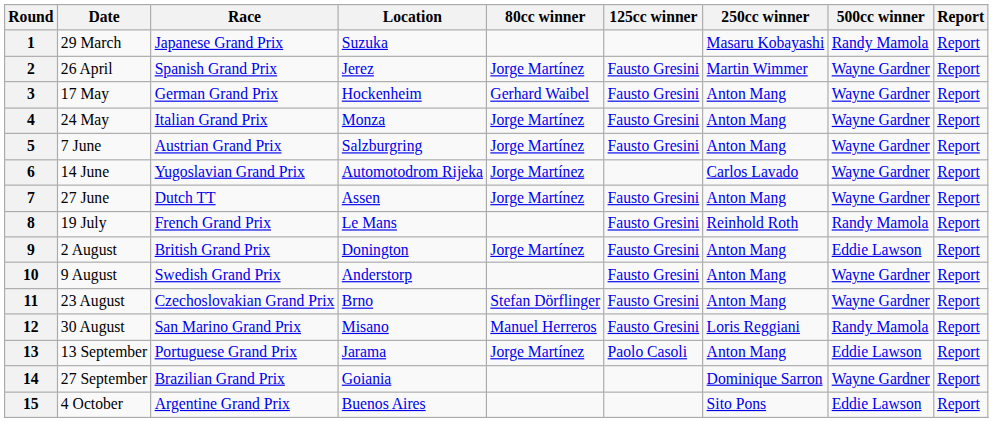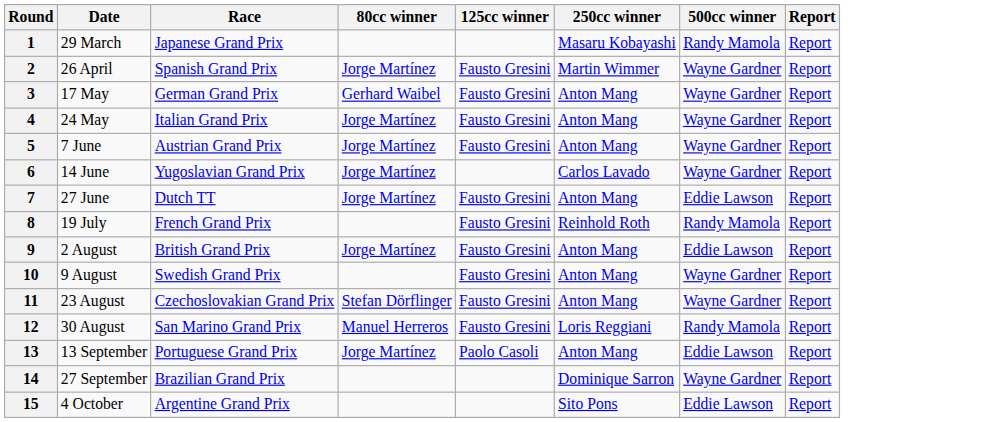- column: (412, 16)
(881, 197) Wayne Gardner -> (728, 197) Eddie Lawson
